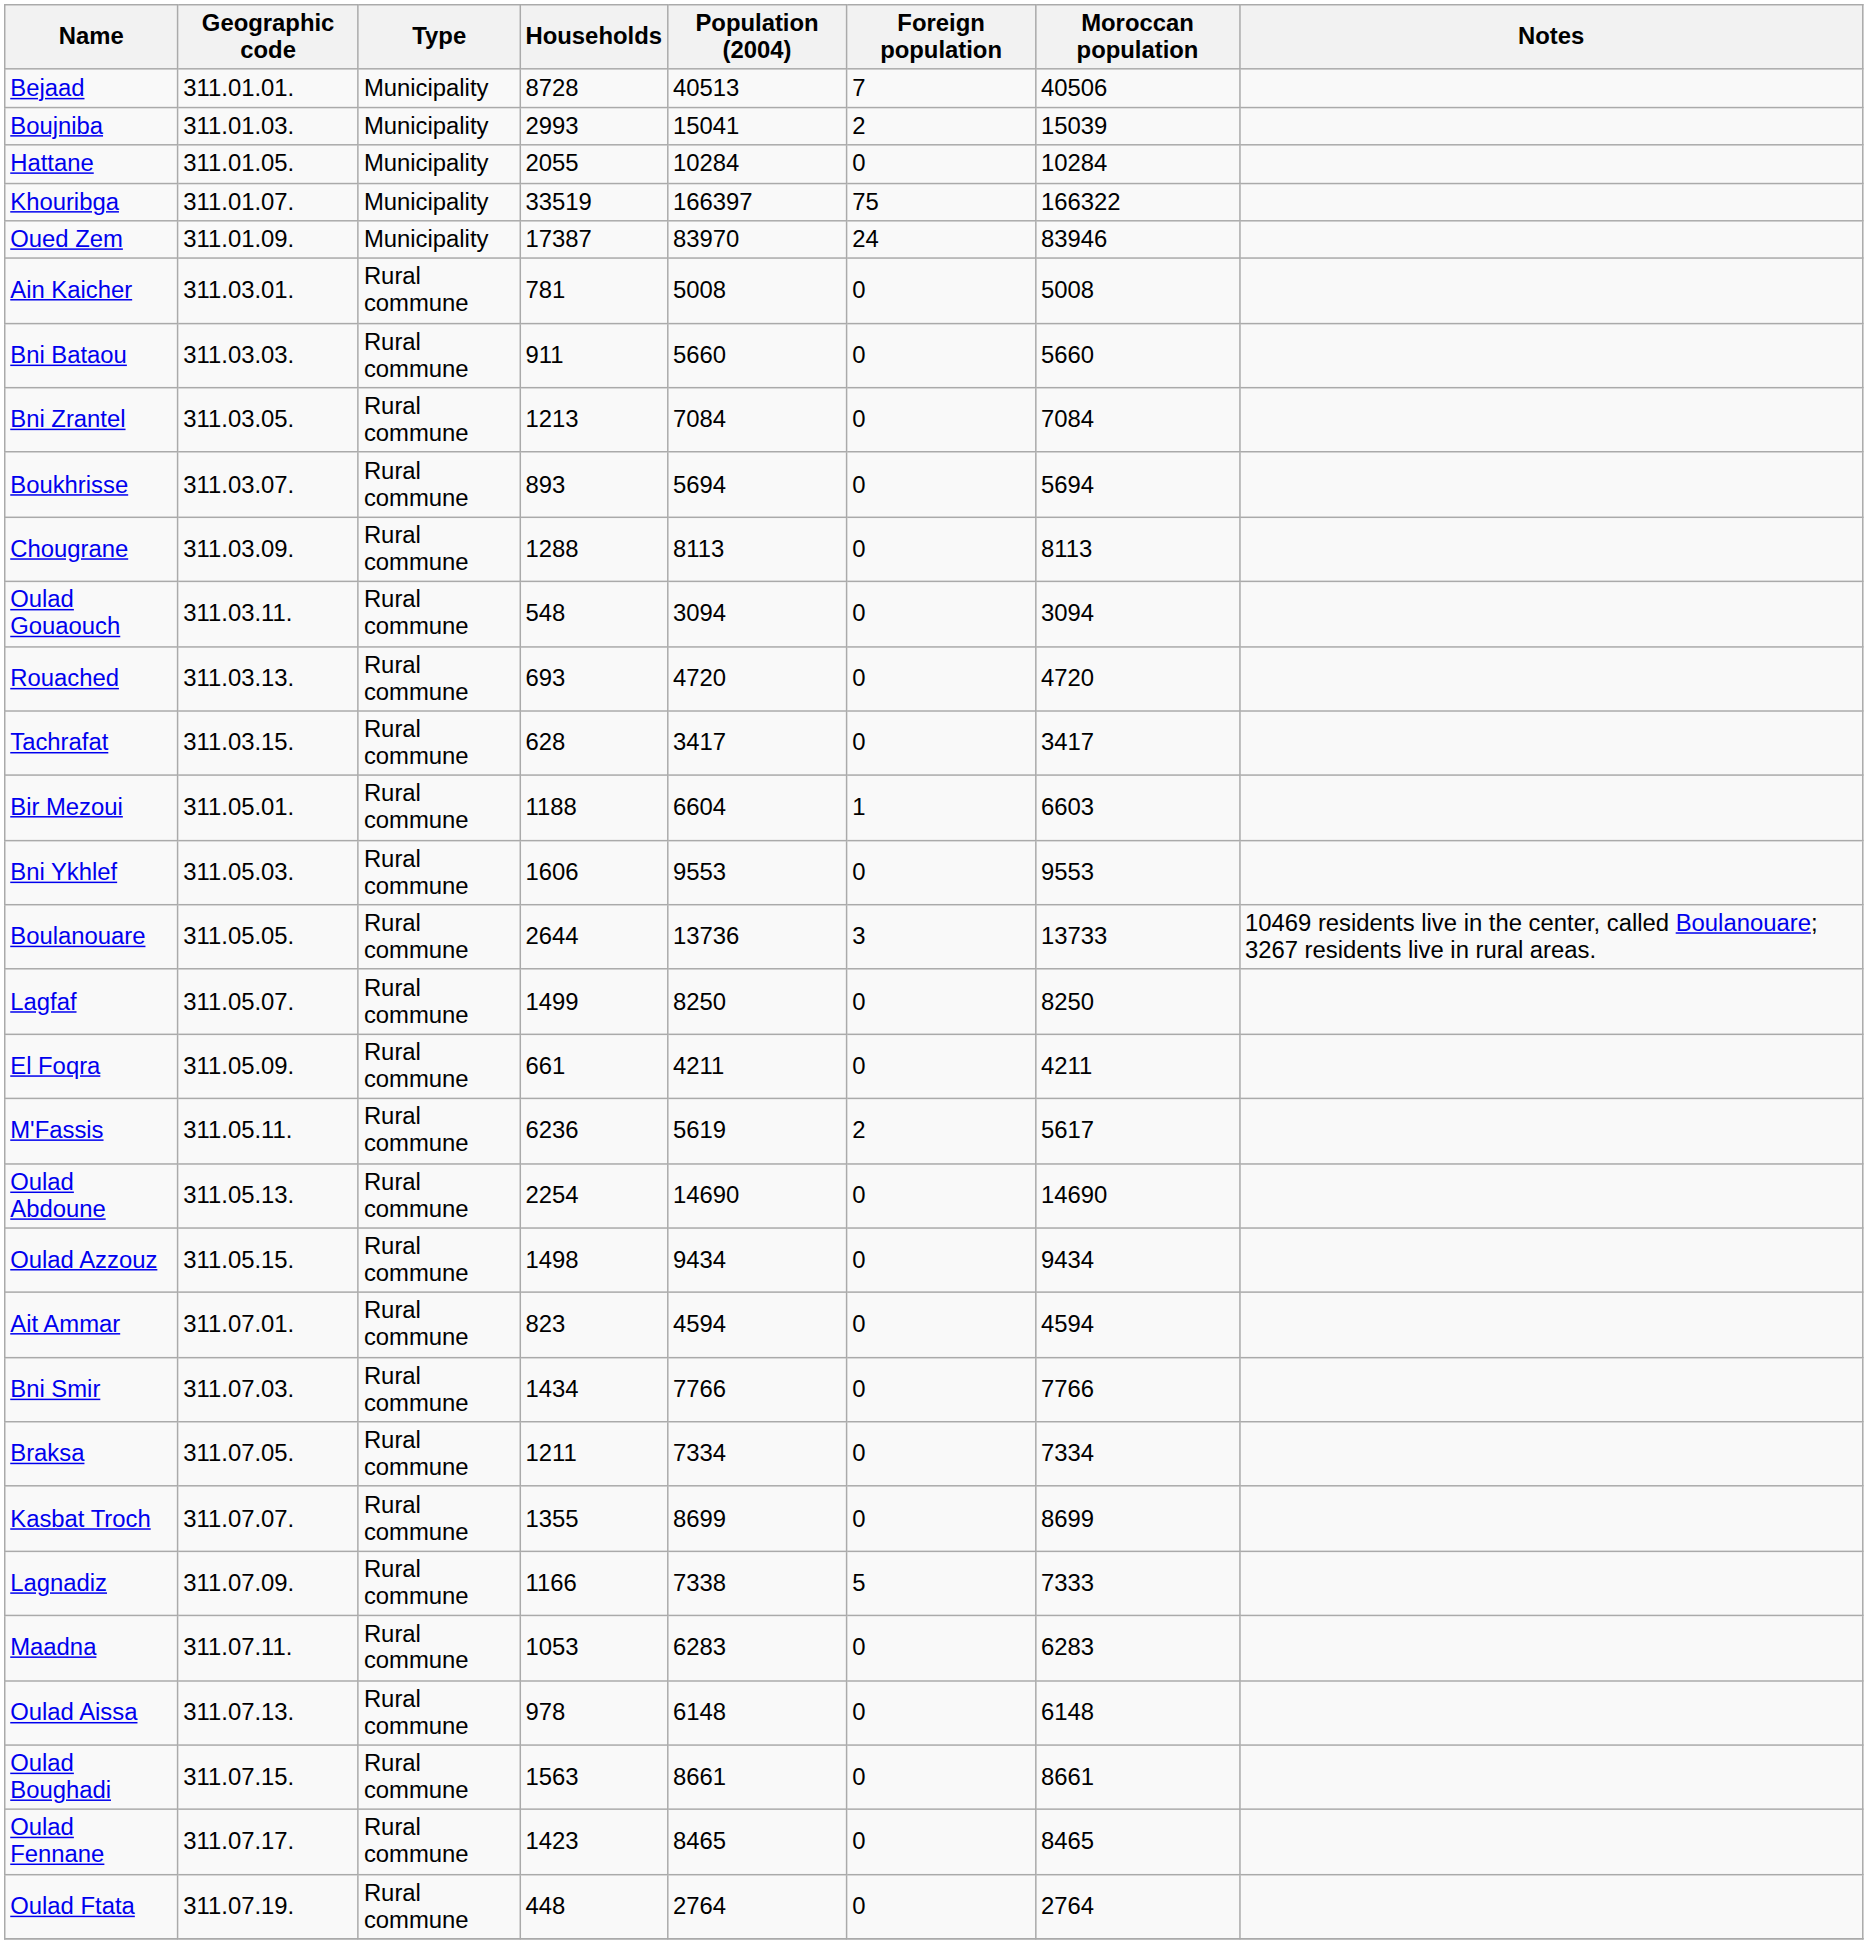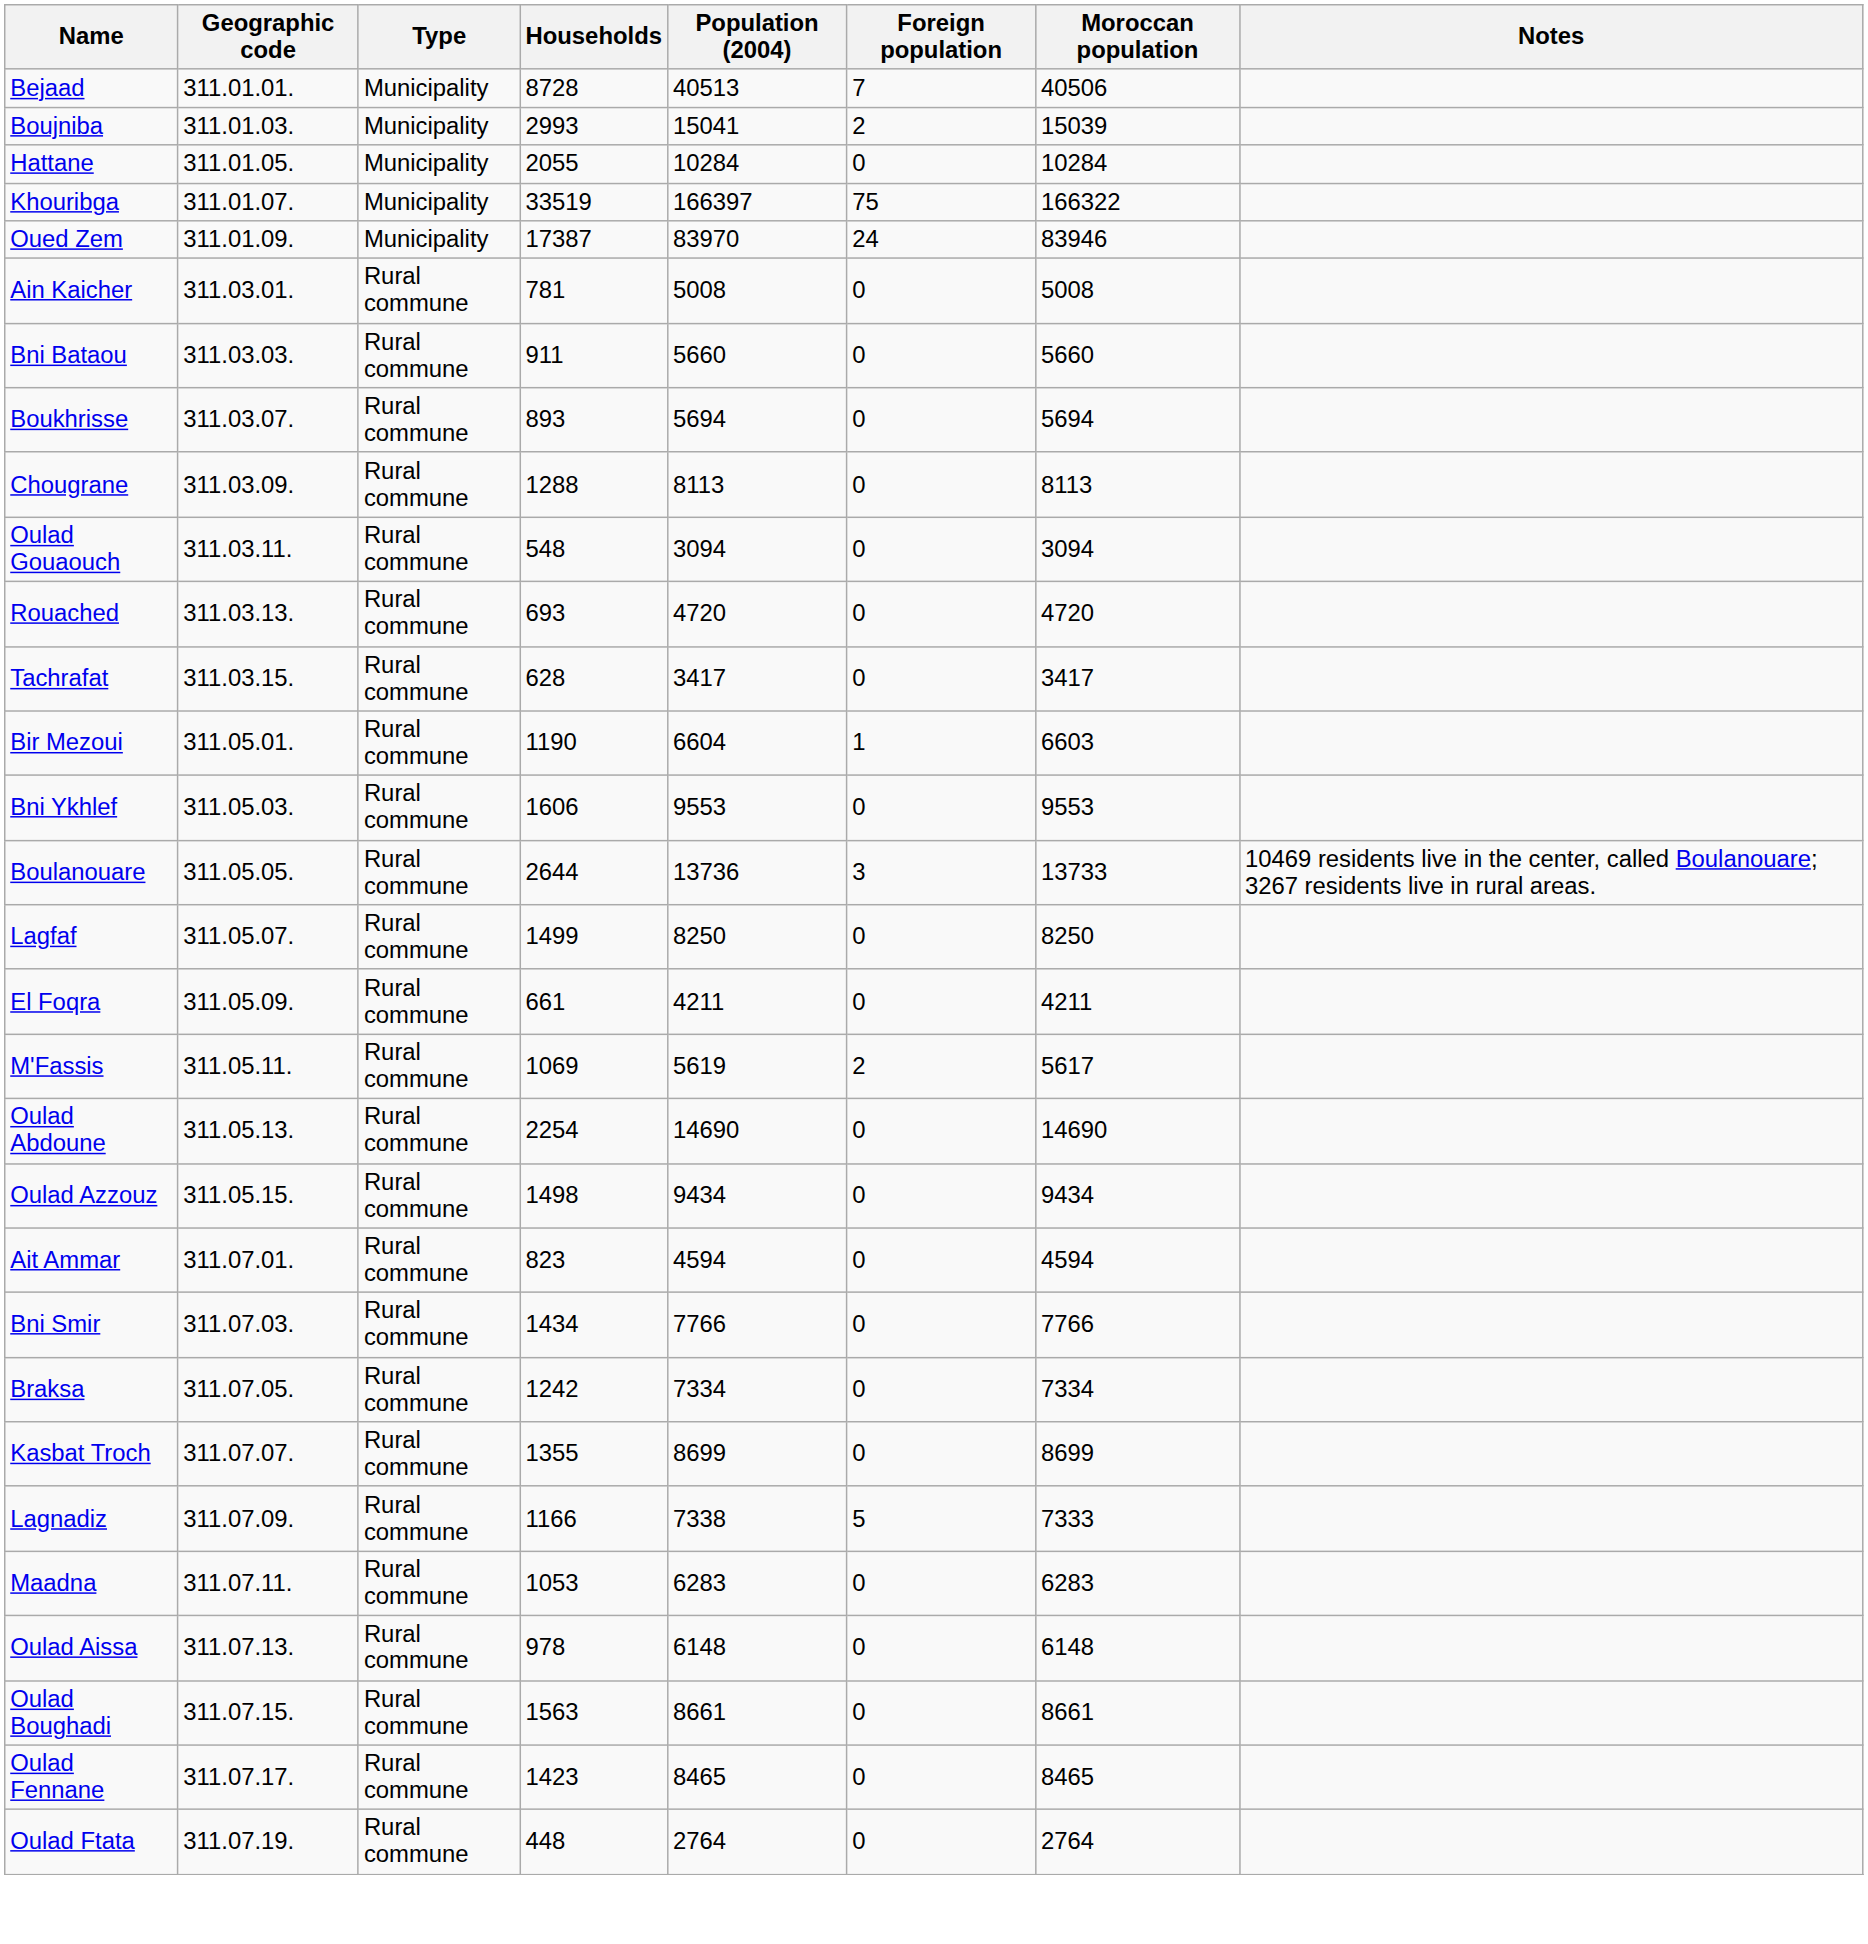- row: (68, 419)
(551, 807) 1188 -> (551, 742) 1190
(552, 1130) 6236 -> (552, 1066) 1069
(551, 1453) 1211 -> (552, 1389) 1242
